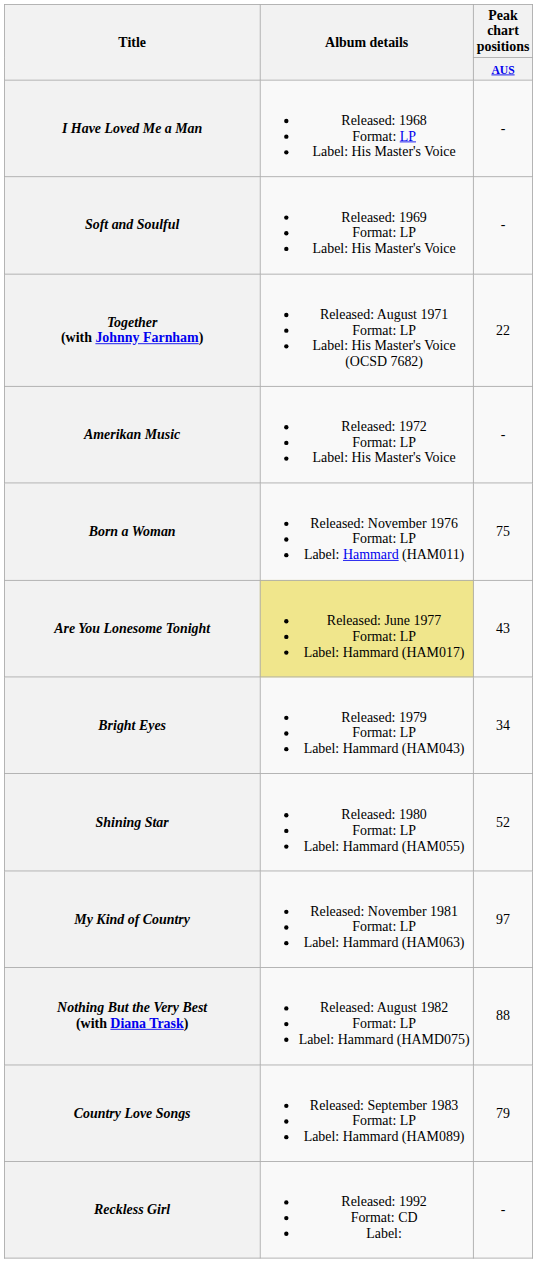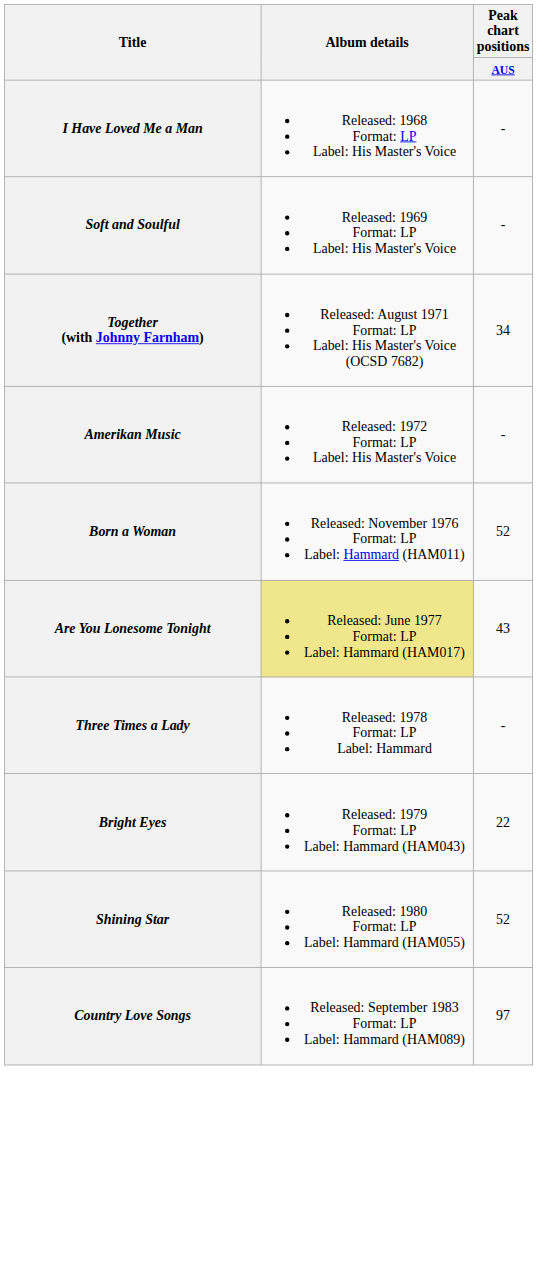(503, 330) 22 -> (503, 330) 34
(503, 531) 75 -> (503, 531) 52
+ row: (133, 725)
(503, 725) 34 -> (503, 822) 22
- row: (132, 919)
- row: (132, 1016)
(503, 1113) 79 -> (503, 1016) 97
- row: (132, 1209)
